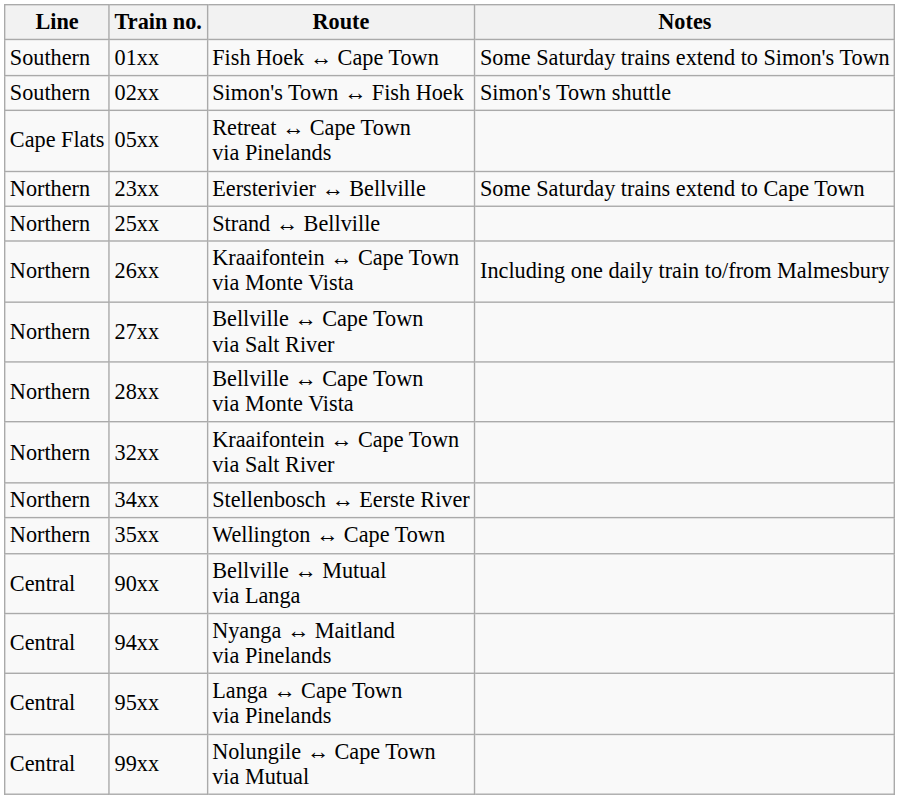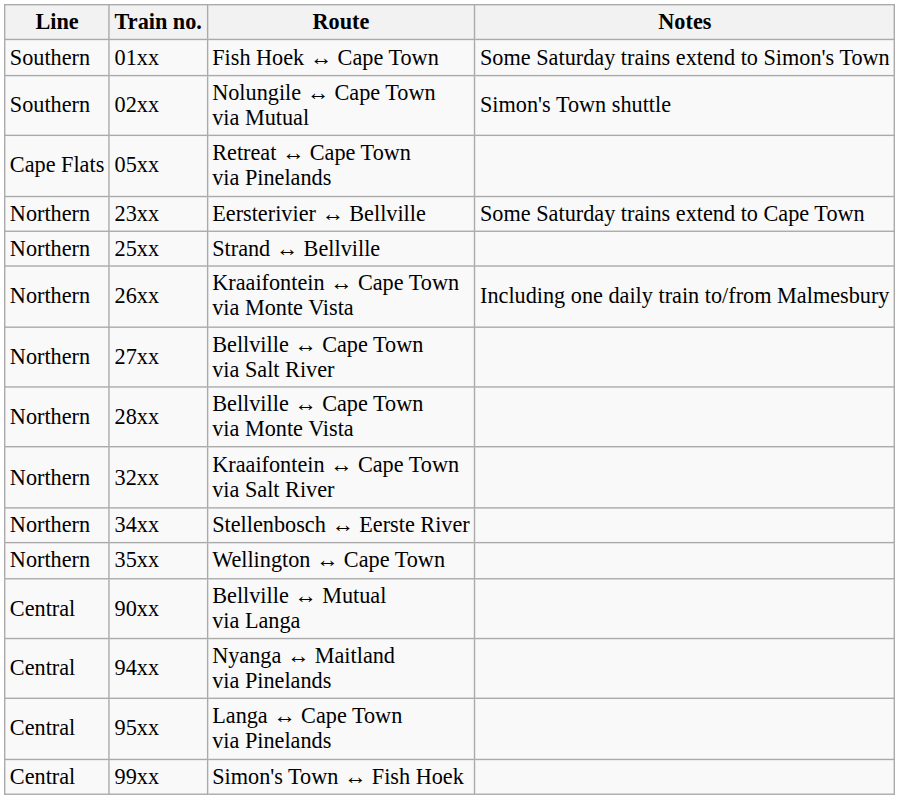(338, 92) Simon's Town ↔ Fish Hoek -> (324, 105) Nolungile ↔ Cape Town via Mutual
(324, 763) Nolungile ↔ Cape Town via Mutual -> (338, 776) Simon's Town ↔ Fish Hoek
